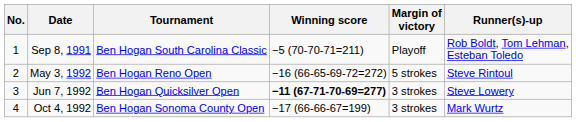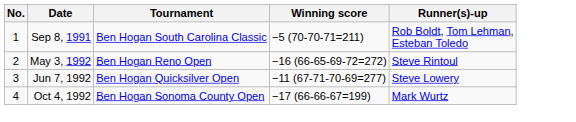- column: (417, 20)
(329, 91) bold -> (329, 78) normal
